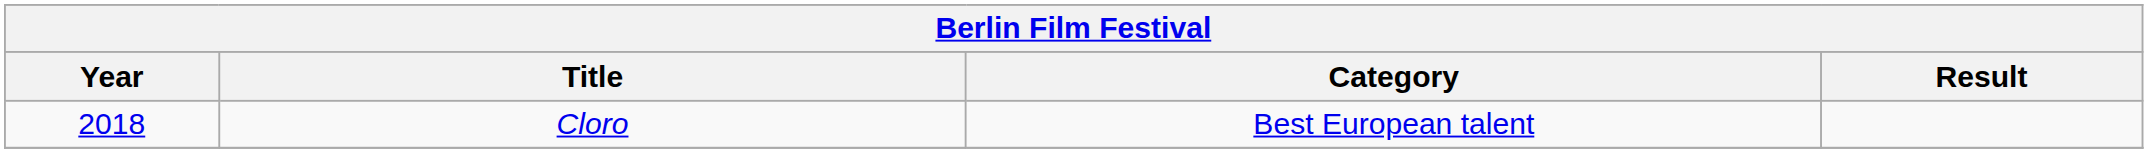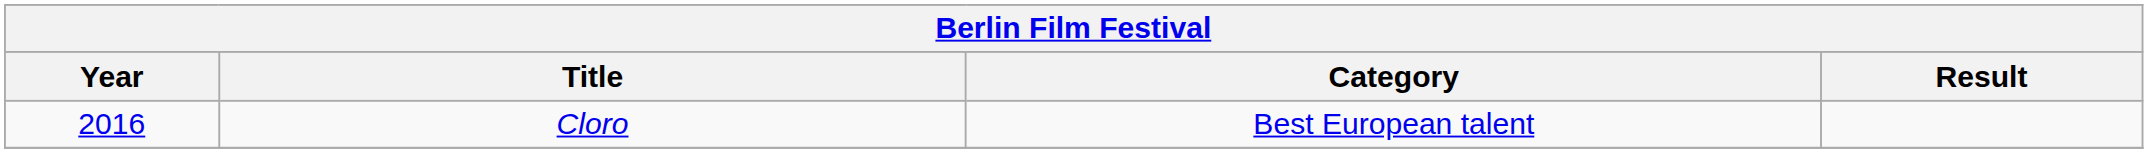(112, 123) 2018 -> (112, 123) 2016
